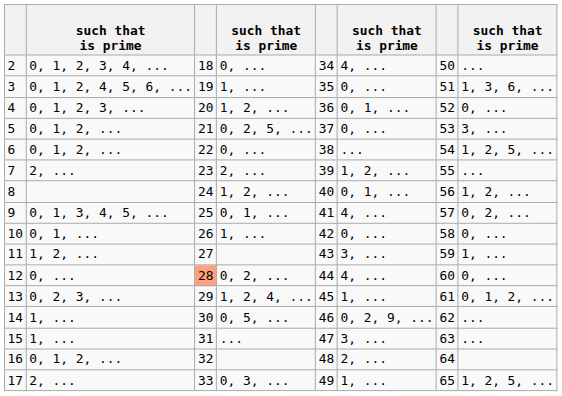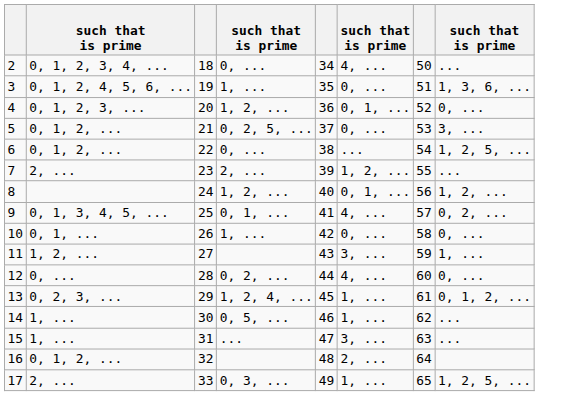(206, 275) lightsalmon background -> (206, 275) no background
(387, 317) 0, 2, 9, ... -> (364, 317) 1, ...
